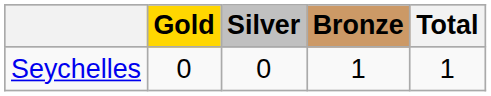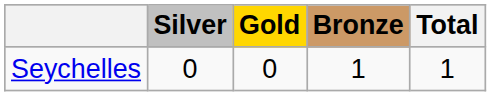columns swapped: (184, 25) <-> (264, 25)
